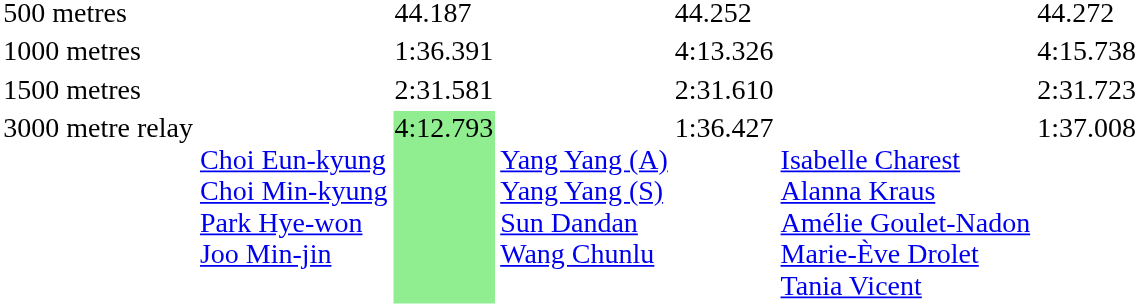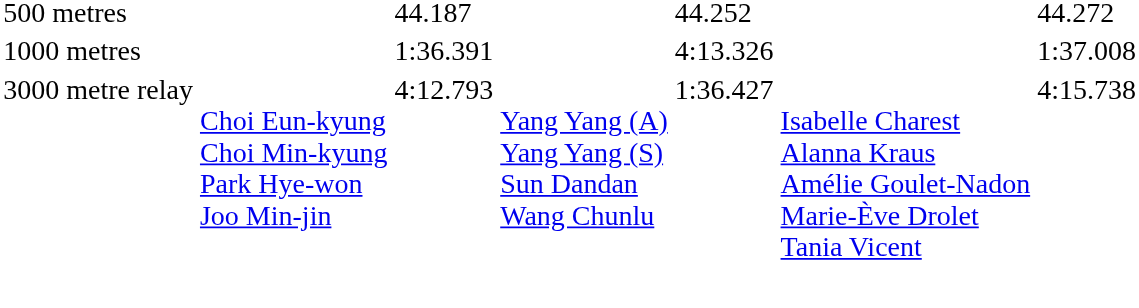(1087, 51) 4:15.738 -> (1087, 51) 1:37.008
- row: (72, 89)
(444, 128) lightgreen background -> (444, 89) no background
(1087, 128) 1:37.008 -> (1087, 89) 4:15.738
